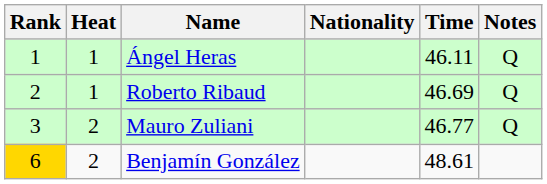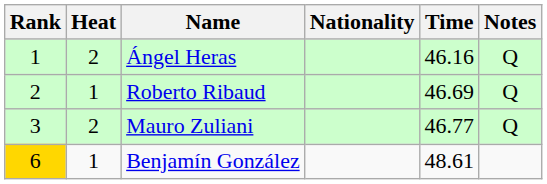(94, 56) 1 -> (94, 56) 2
(449, 56) 46.11 -> (449, 56) 46.16
(94, 160) 2 -> (94, 160) 1
